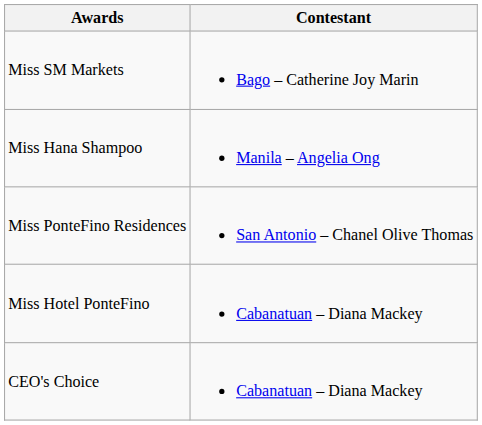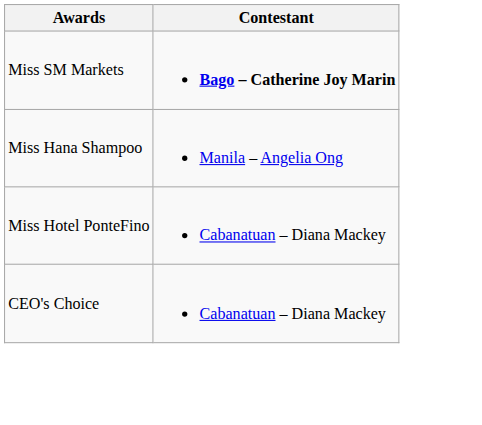(334, 80) normal -> (276, 80) bold
- row: (97, 225)
